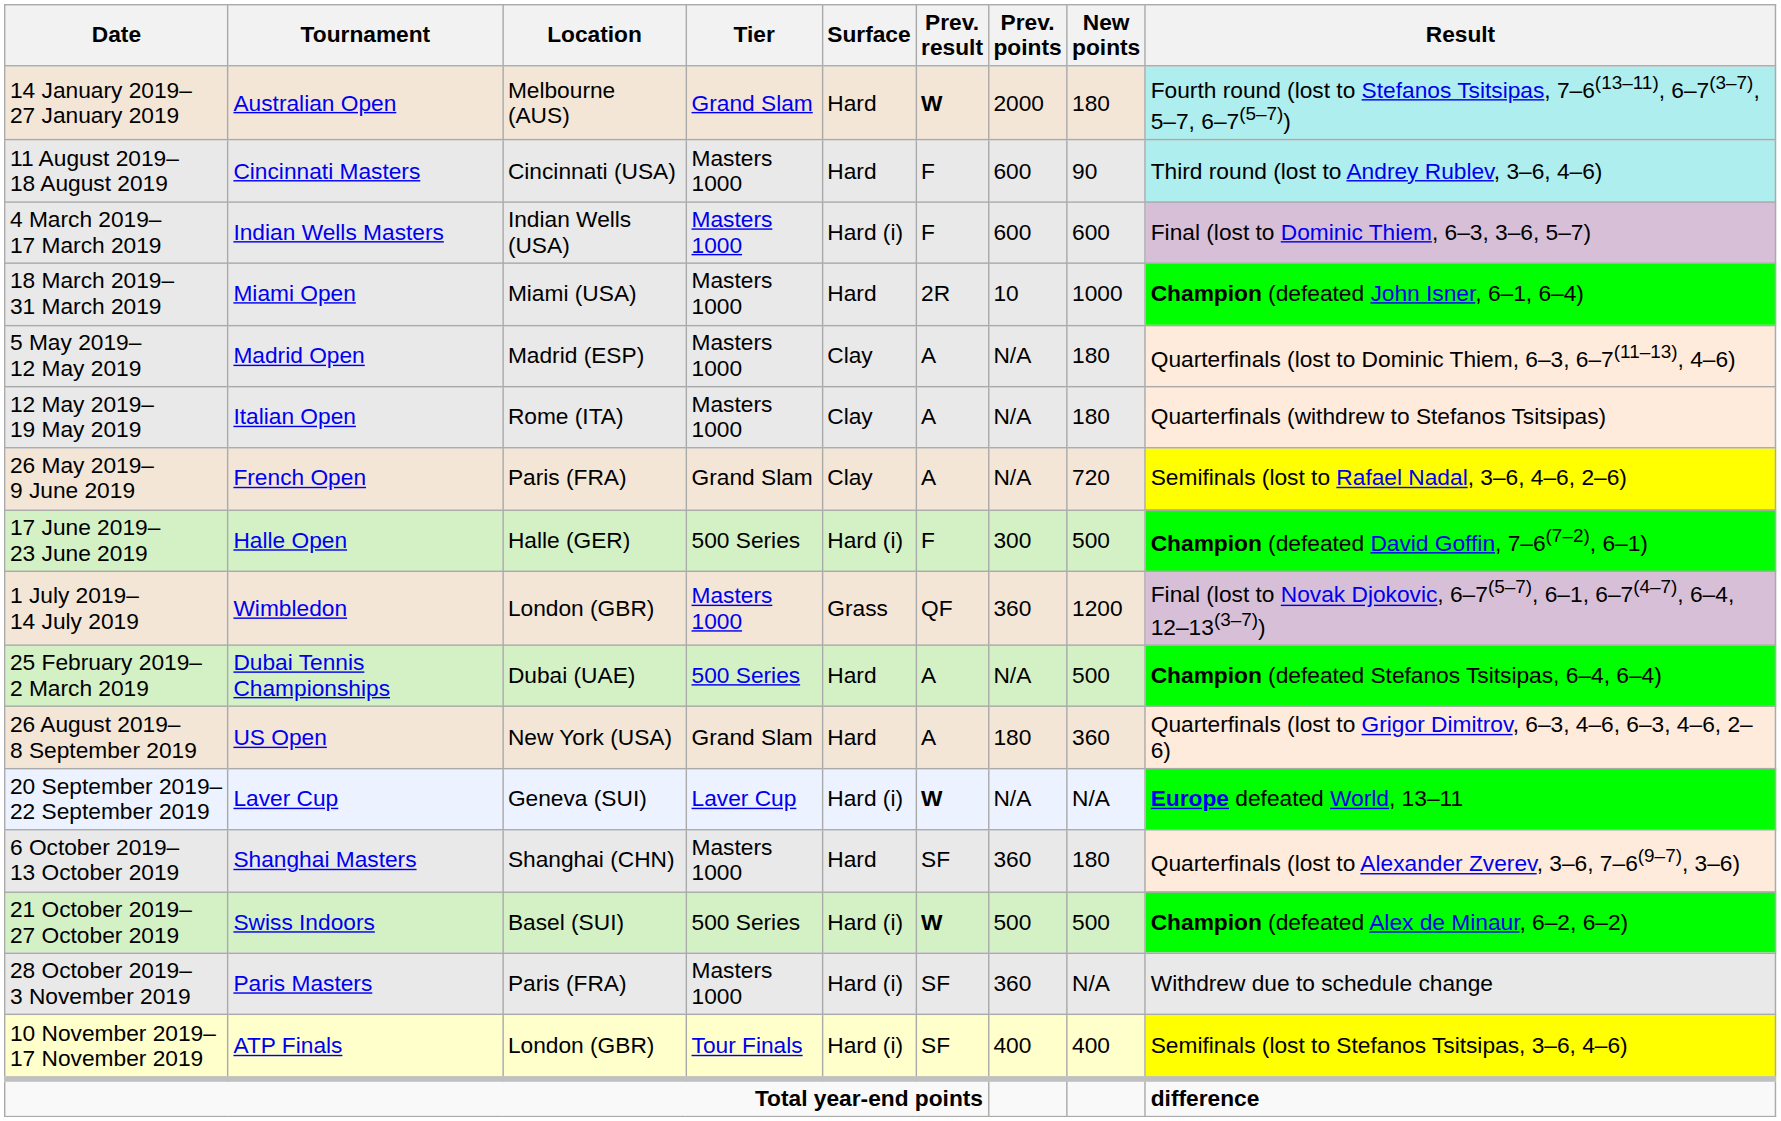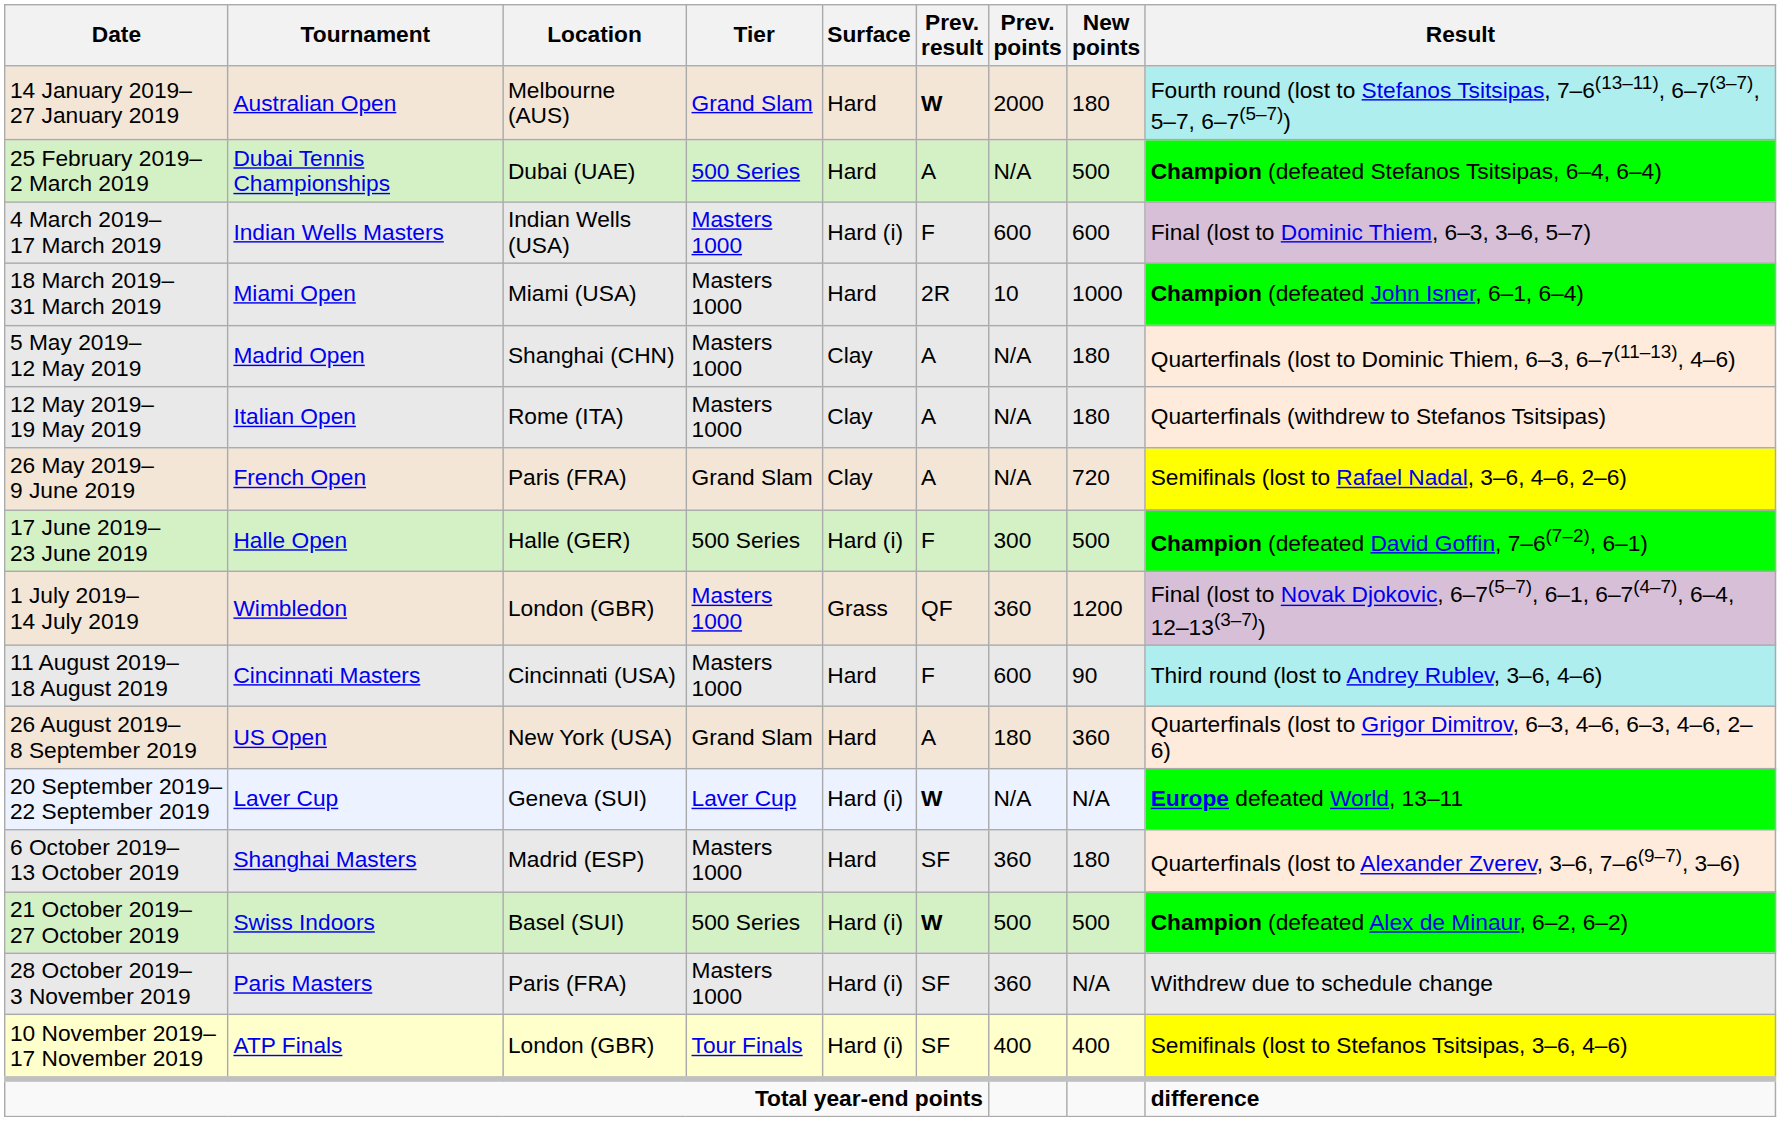rows swapped: (106, 675) <-> (94, 170)
(576, 355) Madrid (ESP) -> (591, 355) Shanghai (CHN)
(591, 860) Shanghai (CHN) -> (576, 860) Madrid (ESP)
